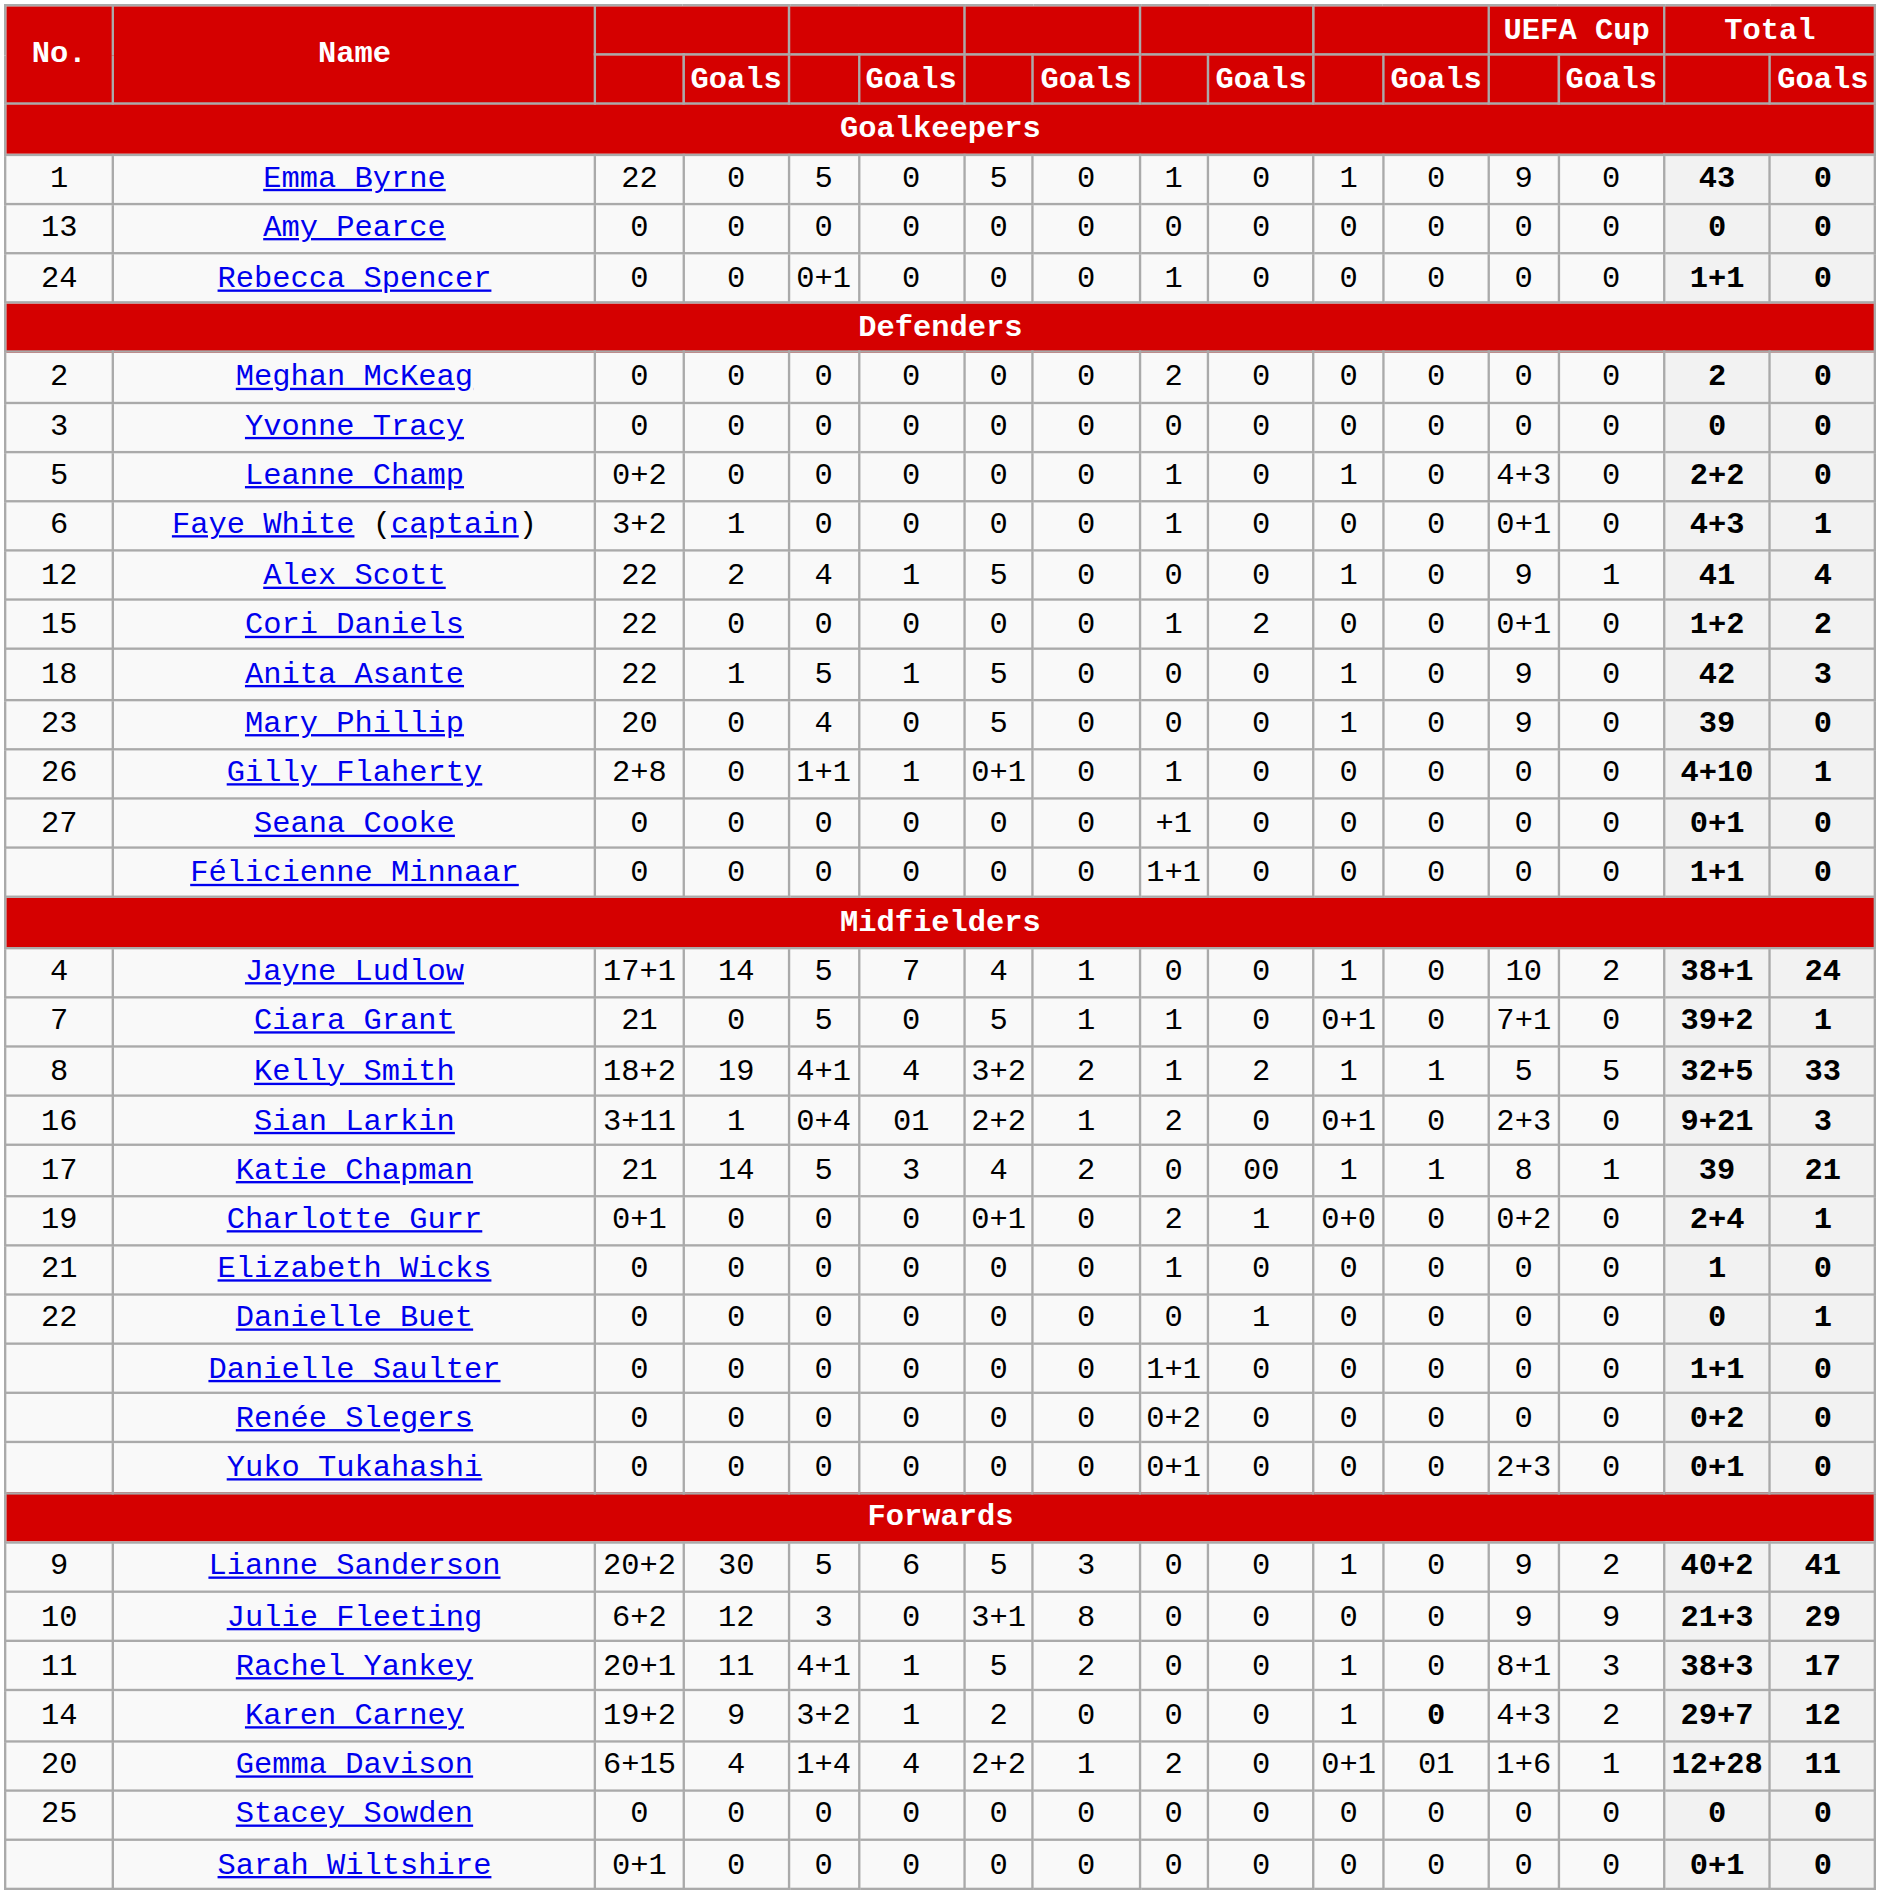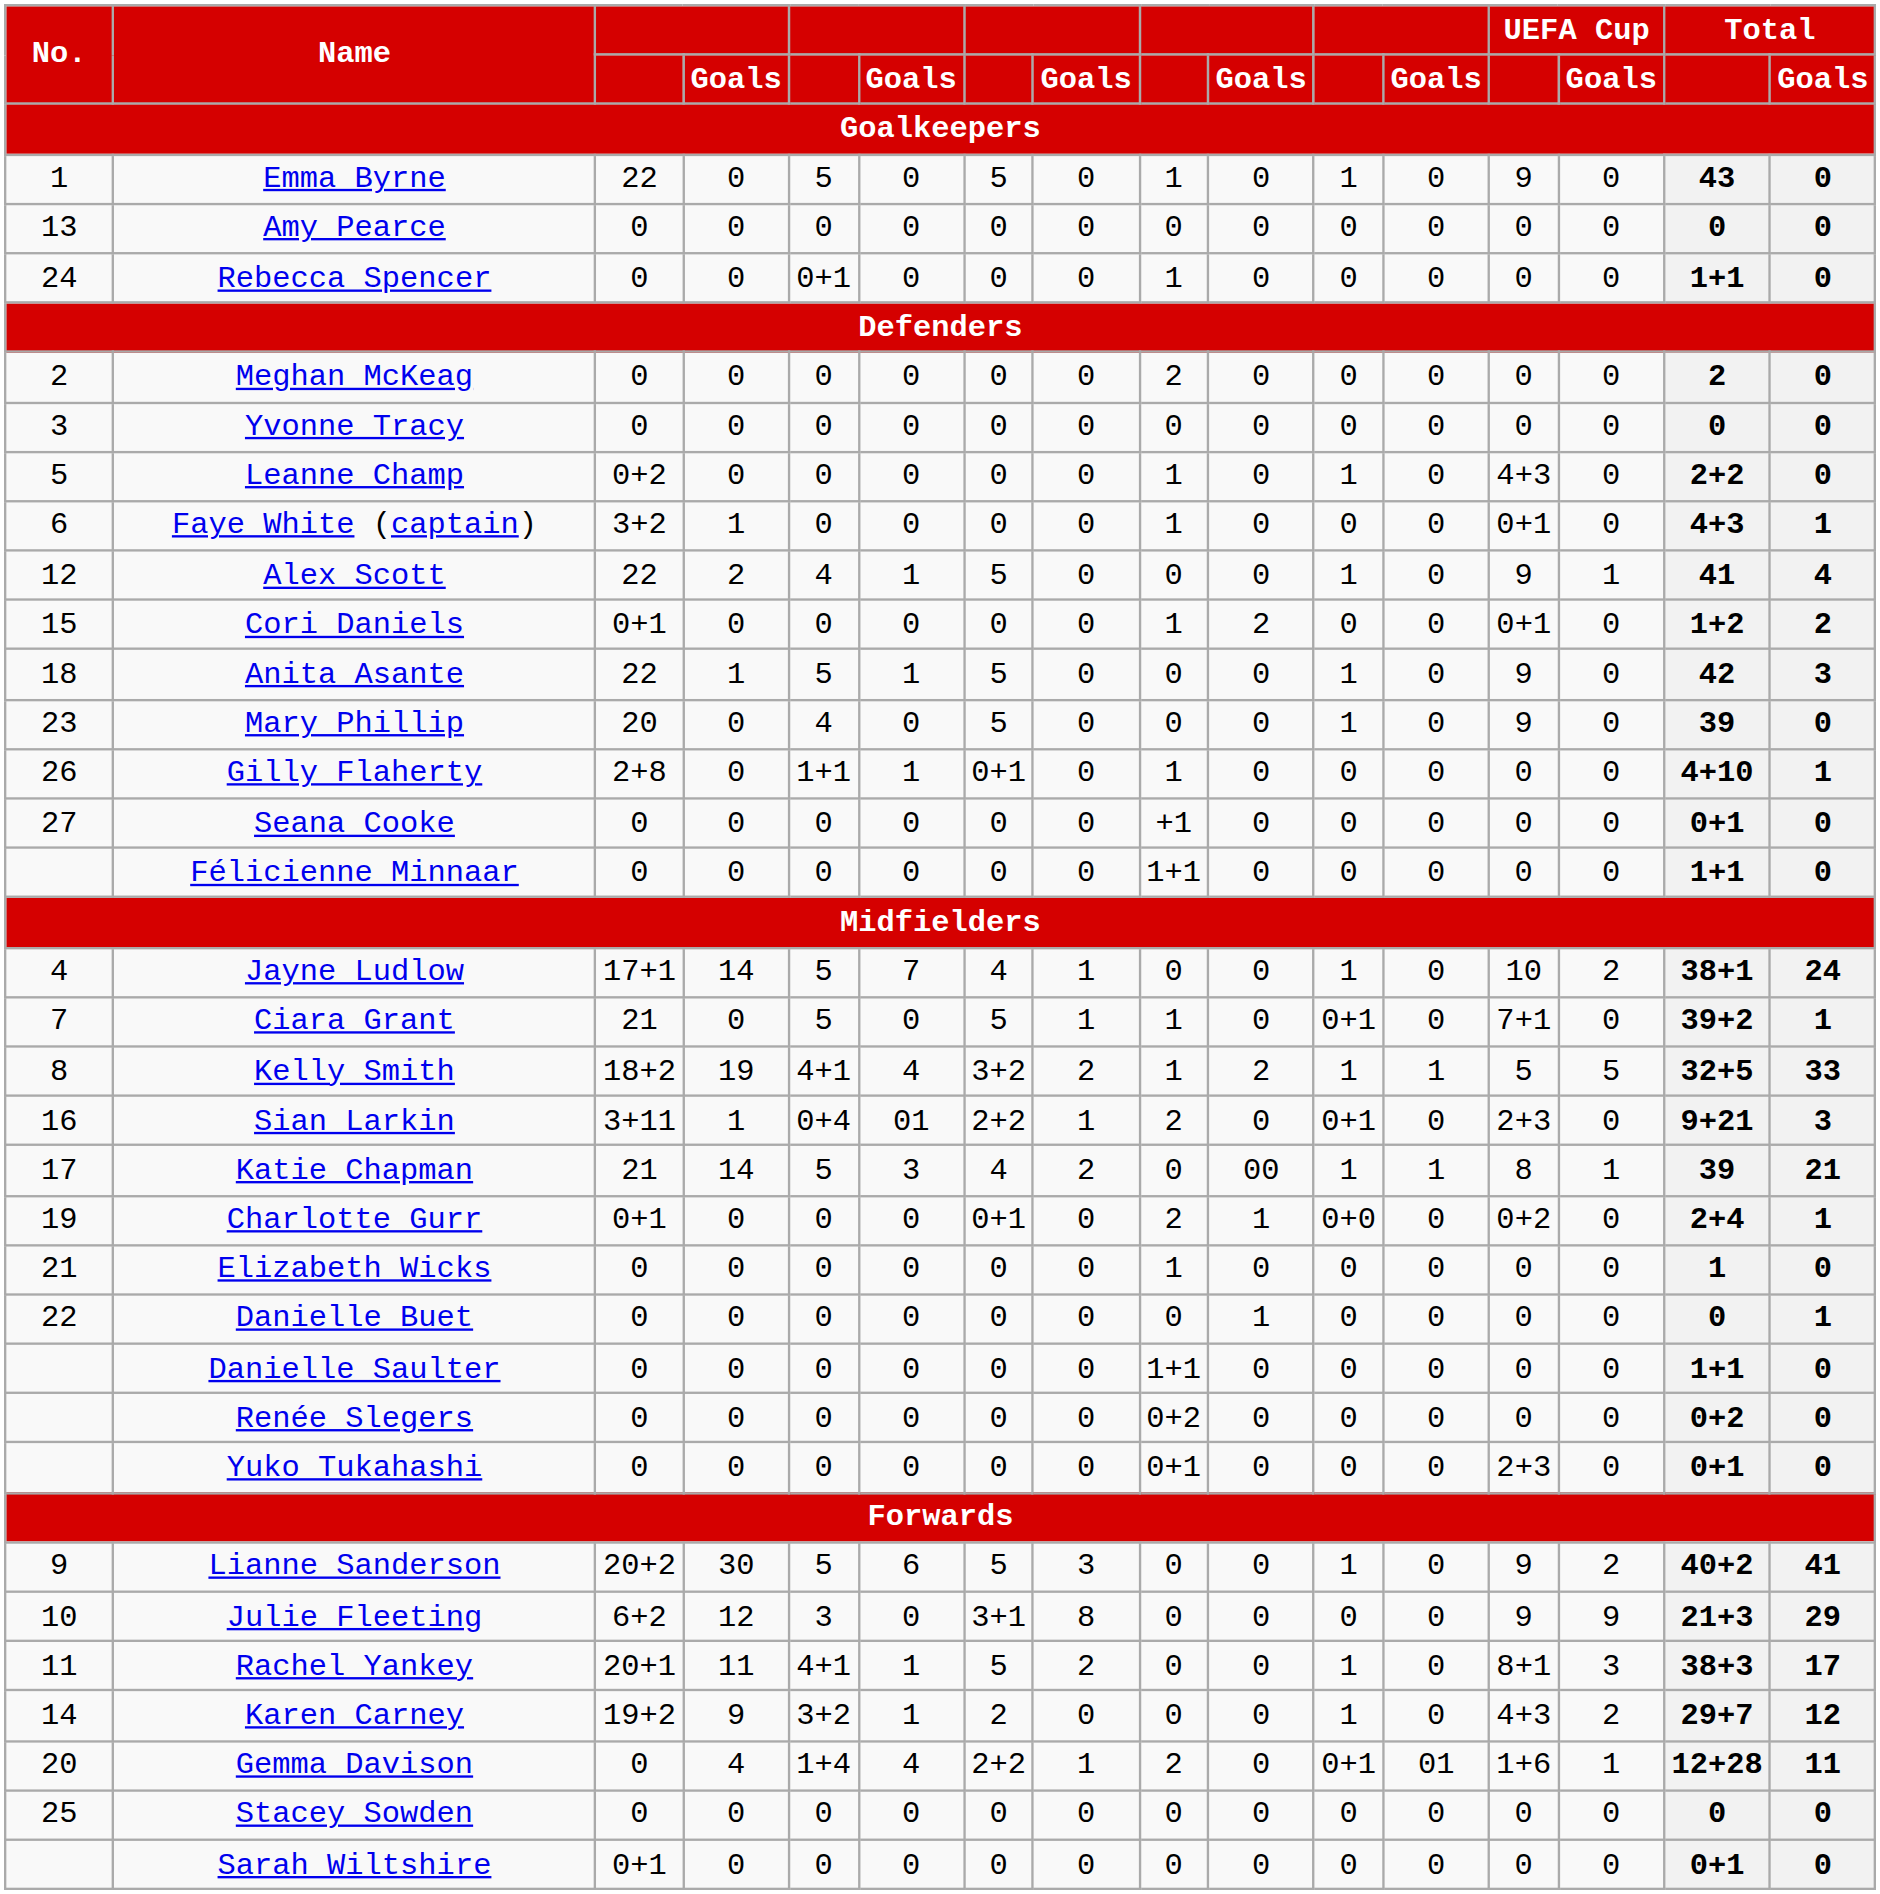(639, 625) 22 -> (639, 625) 0+1
(1436, 1716) bold -> (1436, 1716) normal
(639, 1765) 6+15 -> (639, 1765) 0
